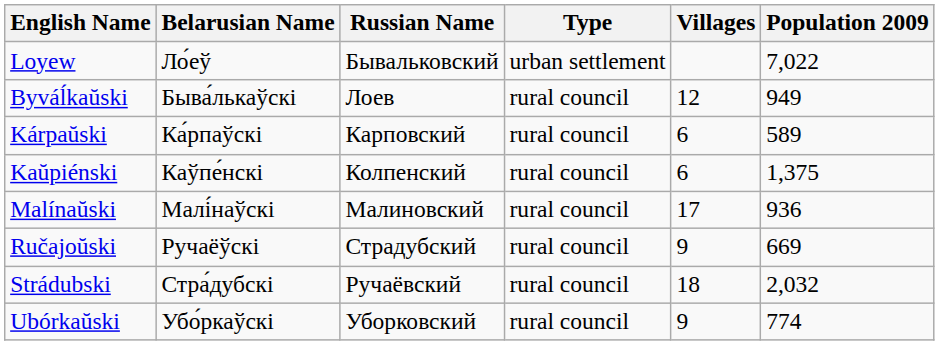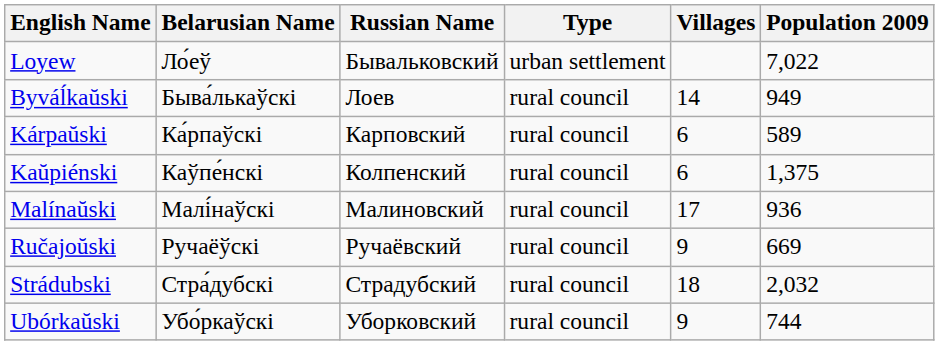(688, 97) 12 -> (688, 97) 14
(411, 246) Страдубский -> (403, 246) Ручаёвский
(403, 284) Ручаёвский -> (411, 284) Страдубский
(784, 321) 774 -> (784, 321) 744
